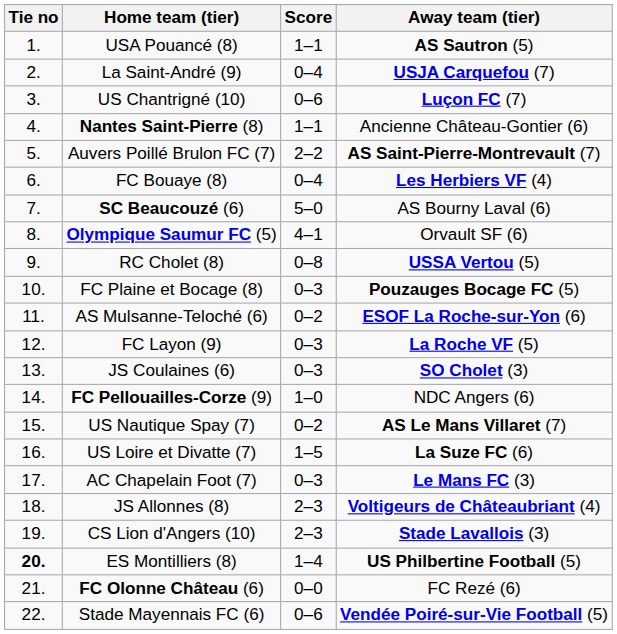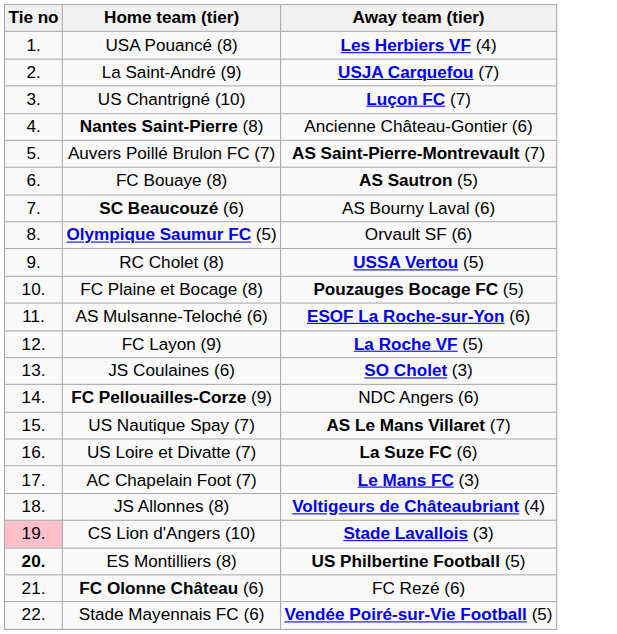- column: (308, 18)
(474, 45) AS Sautron (5) -> (419, 45) Les Herbiers VF (4)
(474, 180) Les Herbiers VF (4) -> (419, 180) AS Sautron (5)
(34, 533) no background -> (34, 533) pink background
